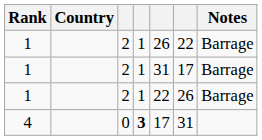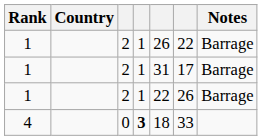(161, 122) 17 -> (161, 122) 18
(185, 122) 31 -> (185, 122) 33
